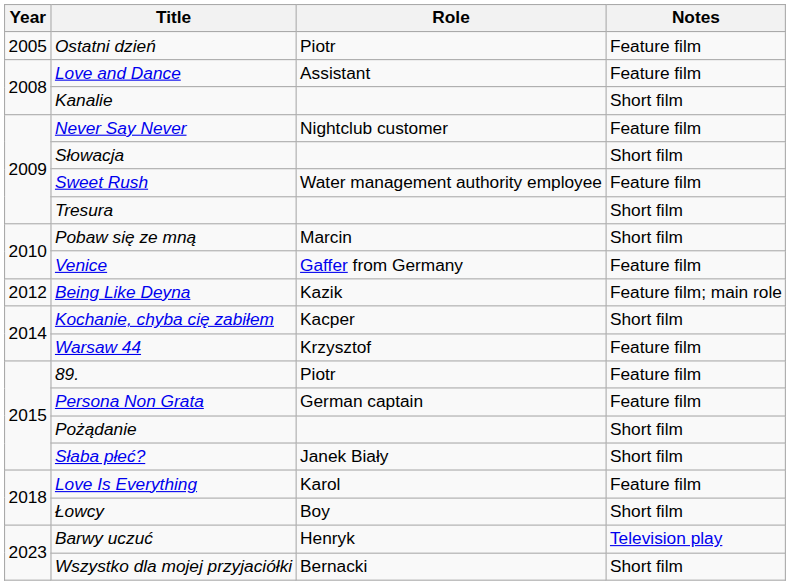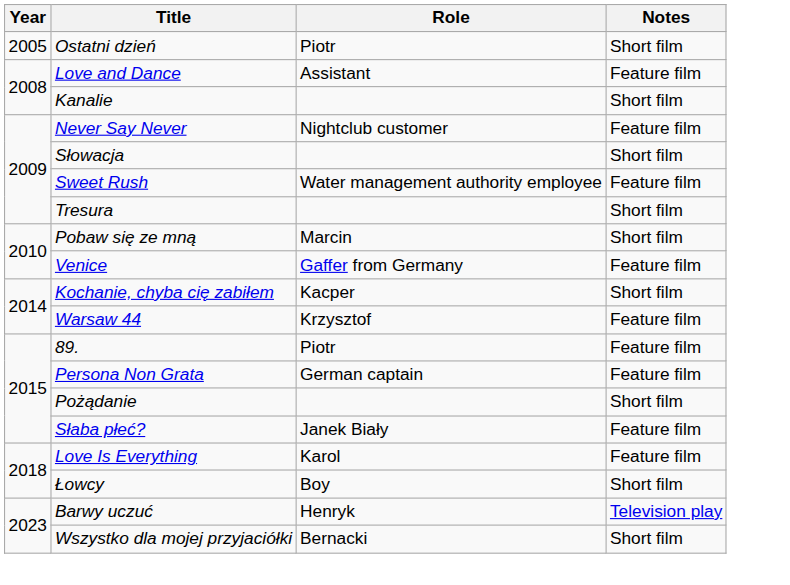(656, 45) Feature film -> (646, 45) Short film
- row: (123, 292)
(646, 456) Short film -> (656, 429) Feature film
